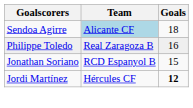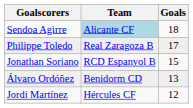(173, 45) 16 -> (173, 45) 17
+ row: (40, 78)
(173, 78) bold -> (173, 95) normal
